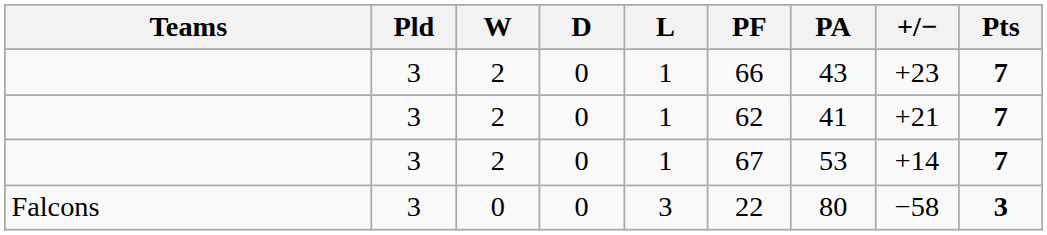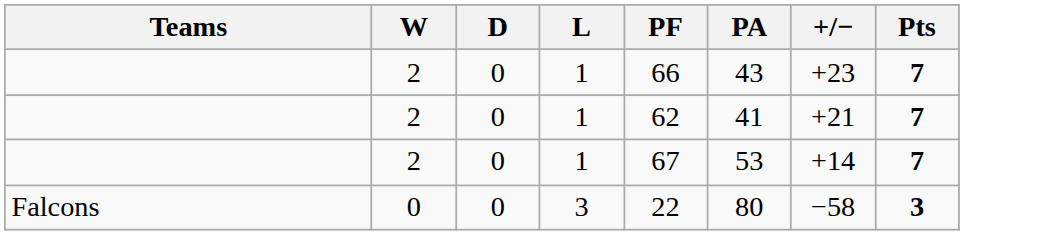- column: (414, 26)
